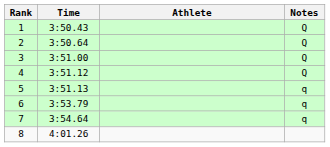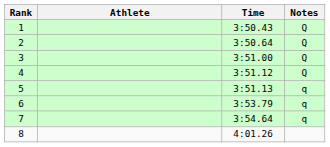columns swapped: (192, 12) <-> (69, 12)
